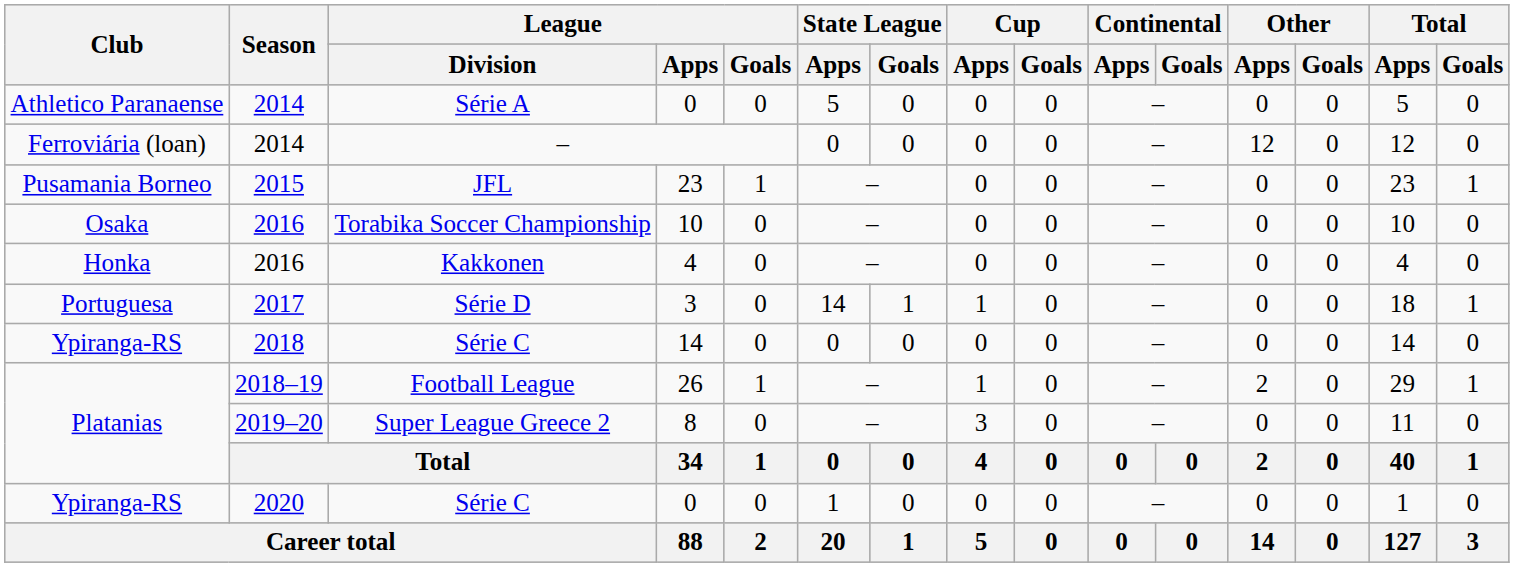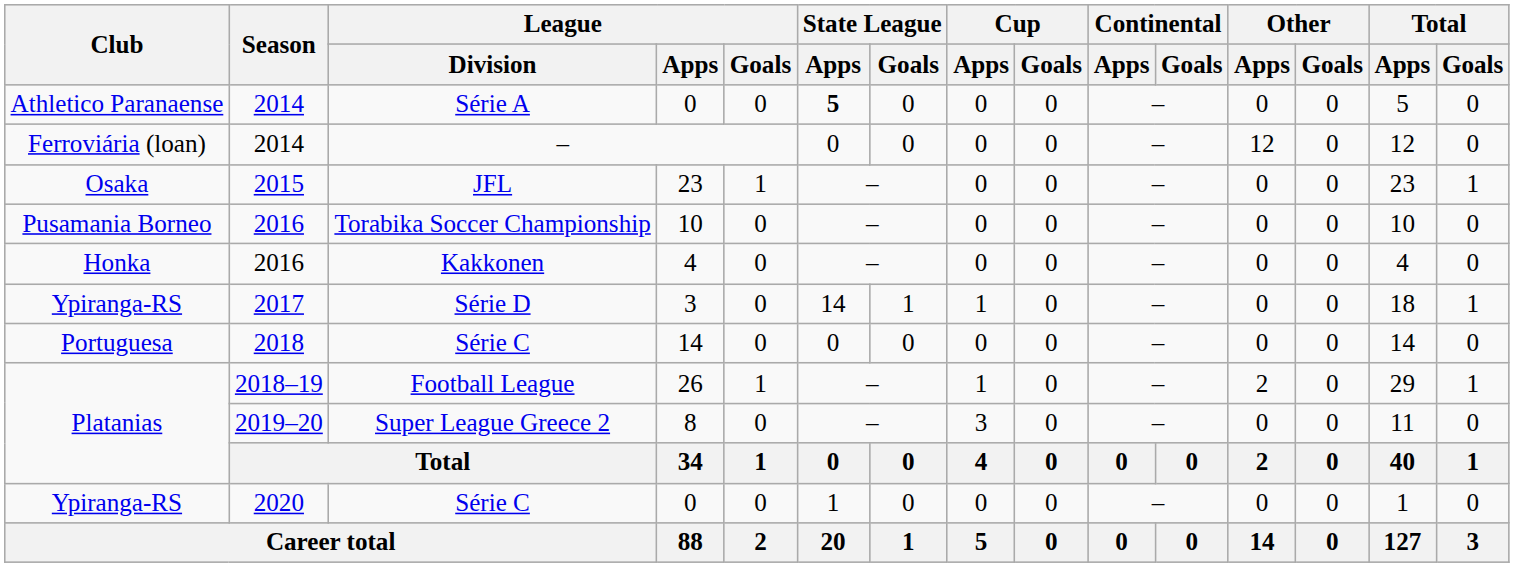(833, 104) normal -> (833, 104) bold
(117, 183) Pusamania Borneo -> (117, 183) Osaka
(117, 223) Osaka -> (117, 223) Pusamania Borneo
(117, 303) Portuguesa -> (117, 303) Ypiranga-RS
(117, 343) Ypiranga-RS -> (117, 343) Portuguesa
